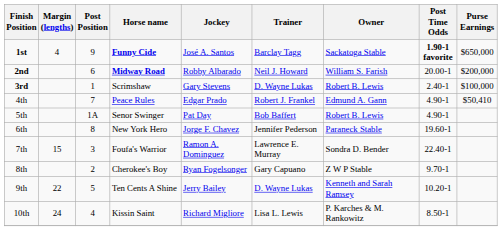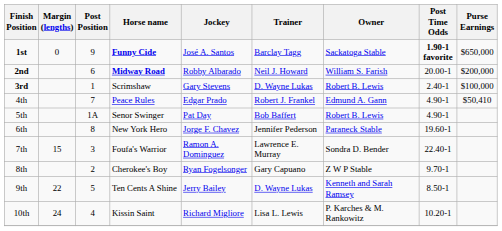(57, 52) 4 -> (57, 52) 0
(438, 189) 10.20-1 -> (438, 189) 8.50-1
(438, 214) 8.50-1 -> (438, 214) 10.20-1
